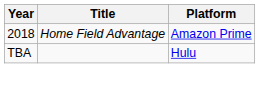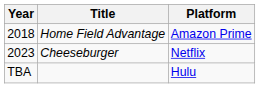+ row: (79, 53)
